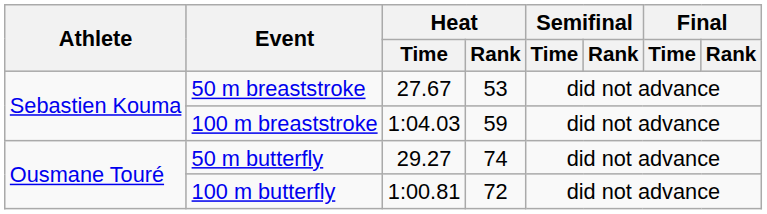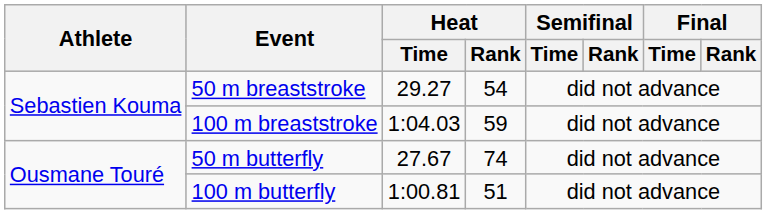(424, 89) 27.67 -> (424, 89) 29.27
(495, 89) 53 -> (495, 89) 54
(424, 158) 29.27 -> (424, 158) 27.67
(495, 192) 72 -> (495, 192) 51
